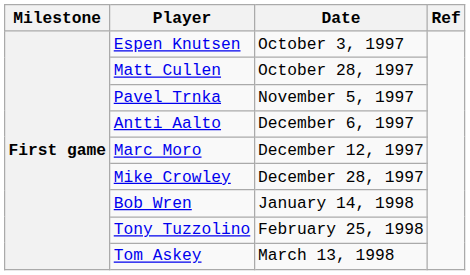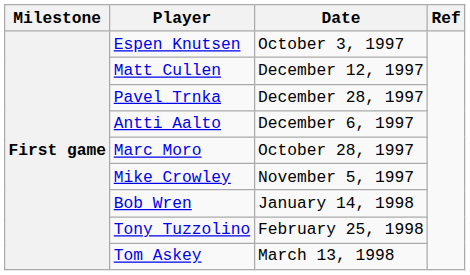(336, 71) October 28, 1997 -> (341, 71) December 12, 1997
(336, 97) November 5, 1997 -> (341, 97) December 28, 1997
(341, 150) December 12, 1997 -> (336, 150) October 28, 1997
(341, 177) December 28, 1997 -> (336, 177) November 5, 1997
